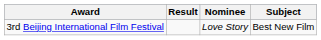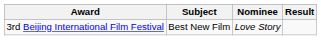columns swapped: (283, 12) <-> (183, 12)
